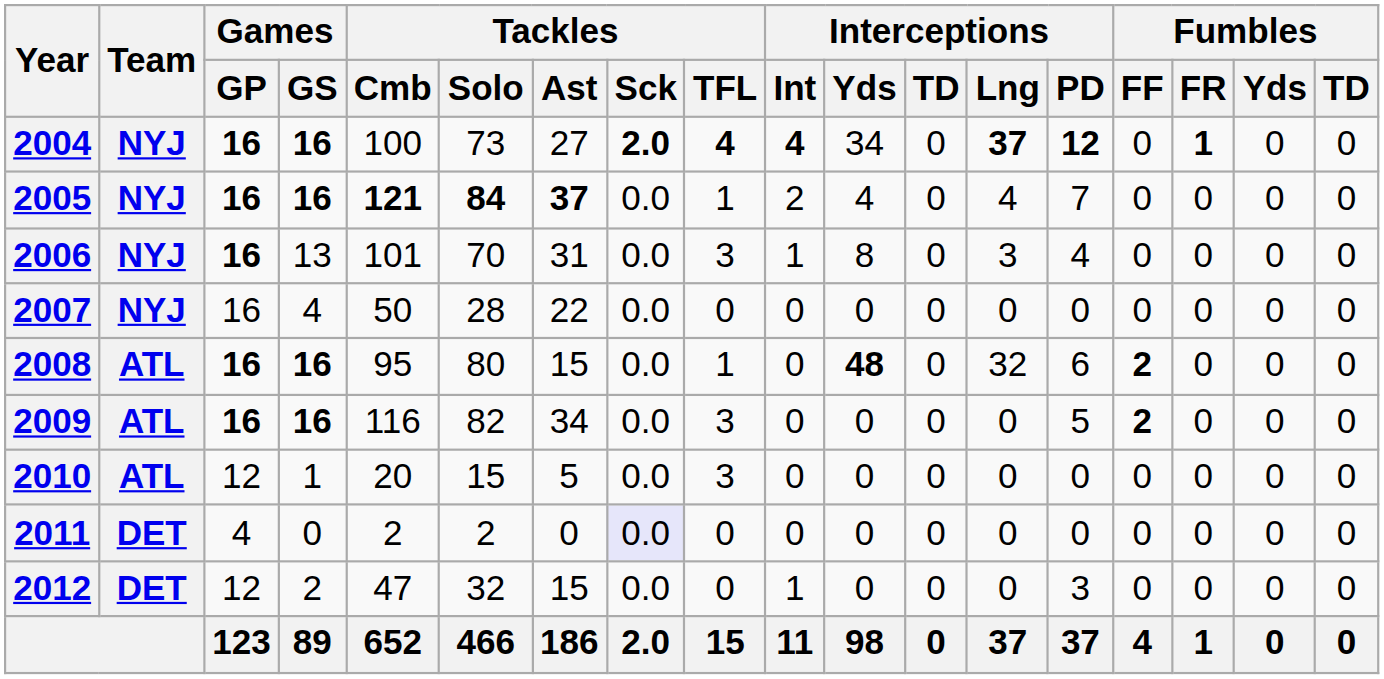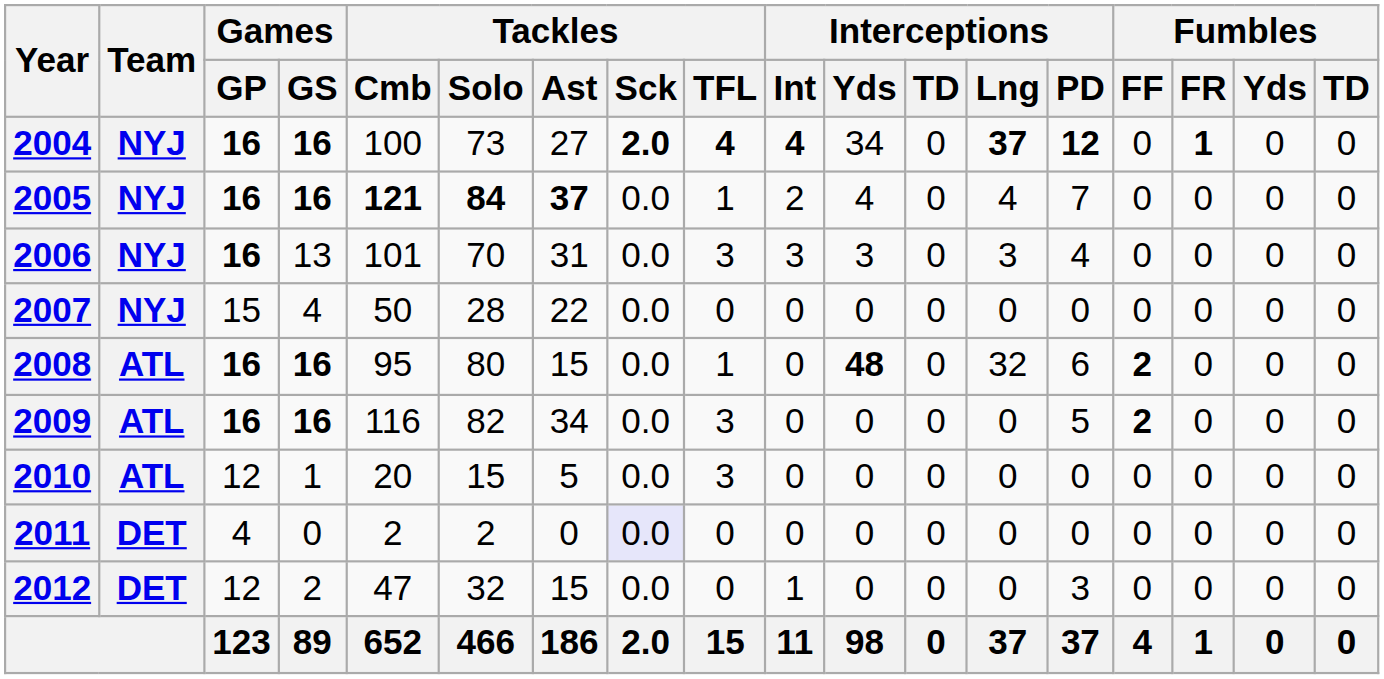(795, 254) 1 -> (795, 254) 3
(864, 254) 8 -> (864, 254) 3
(242, 310) 16 -> (242, 310) 15
